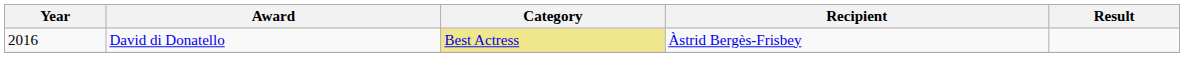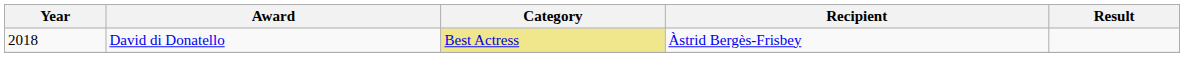(23, 40) 2016 -> (23, 40) 2018
